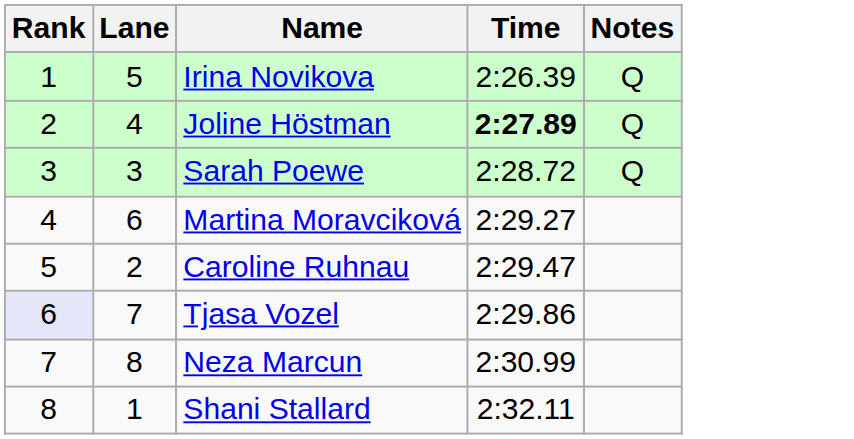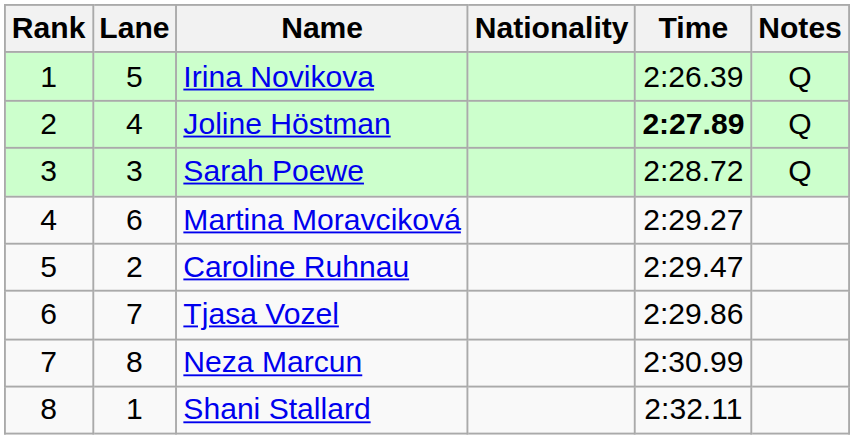+ column: (552, 28)
(49, 314) lavender background -> (49, 314) no background
